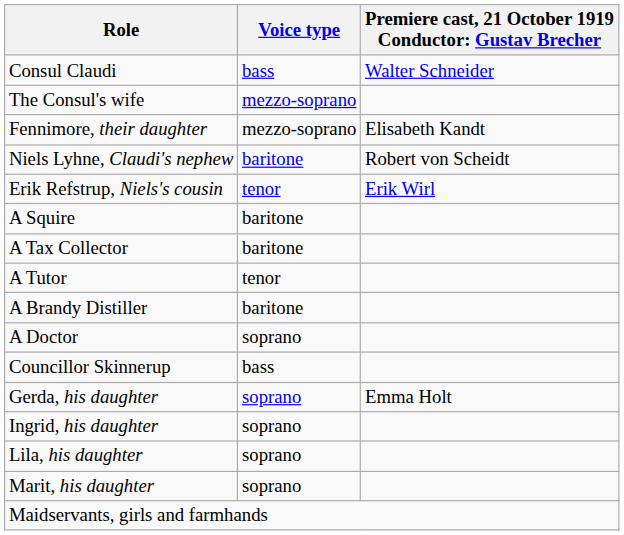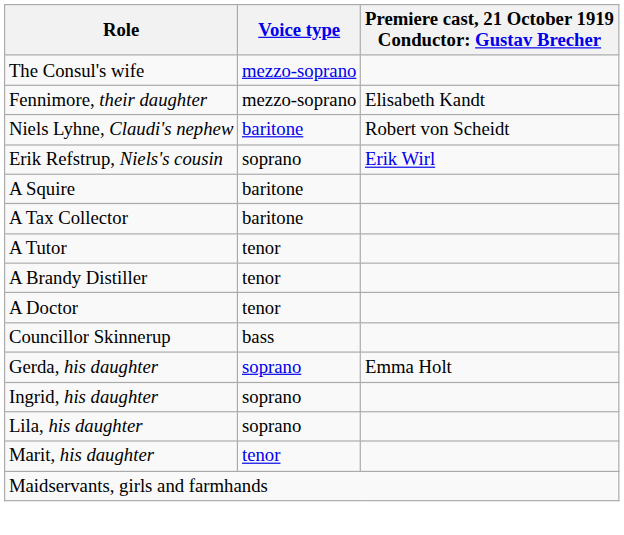- row: (63, 70)
(261, 188) tenor -> (272, 159) soprano
(273, 307) baritone -> (261, 277) tenor
(272, 337) soprano -> (261, 307) tenor
(272, 485) soprano -> (261, 456) tenor
